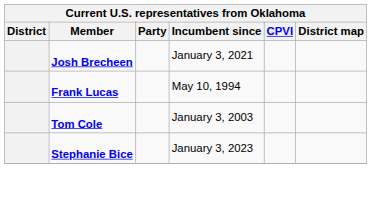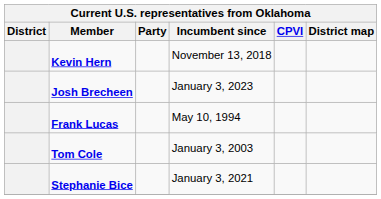+ row: (81, 62)
(212, 55) January 3, 2021 -> (212, 86) January 3, 2023
(212, 148) January 3, 2023 -> (212, 179) January 3, 2021
